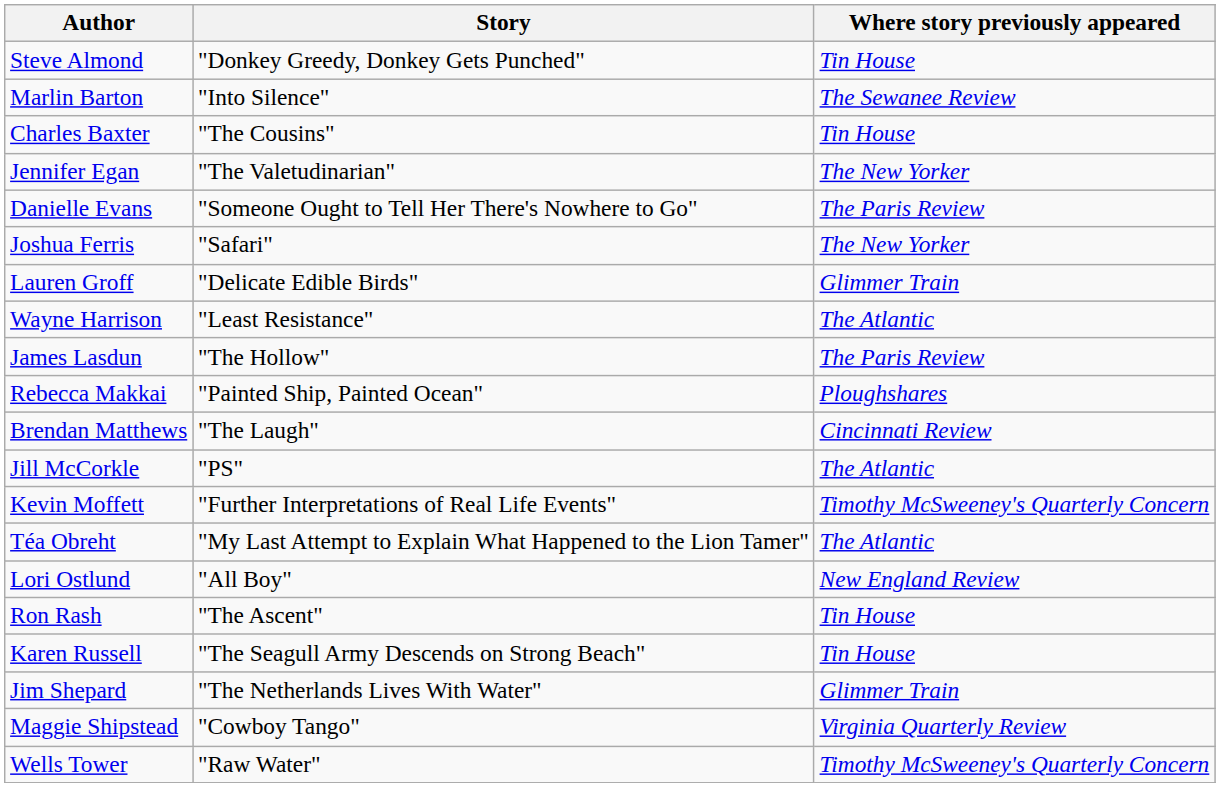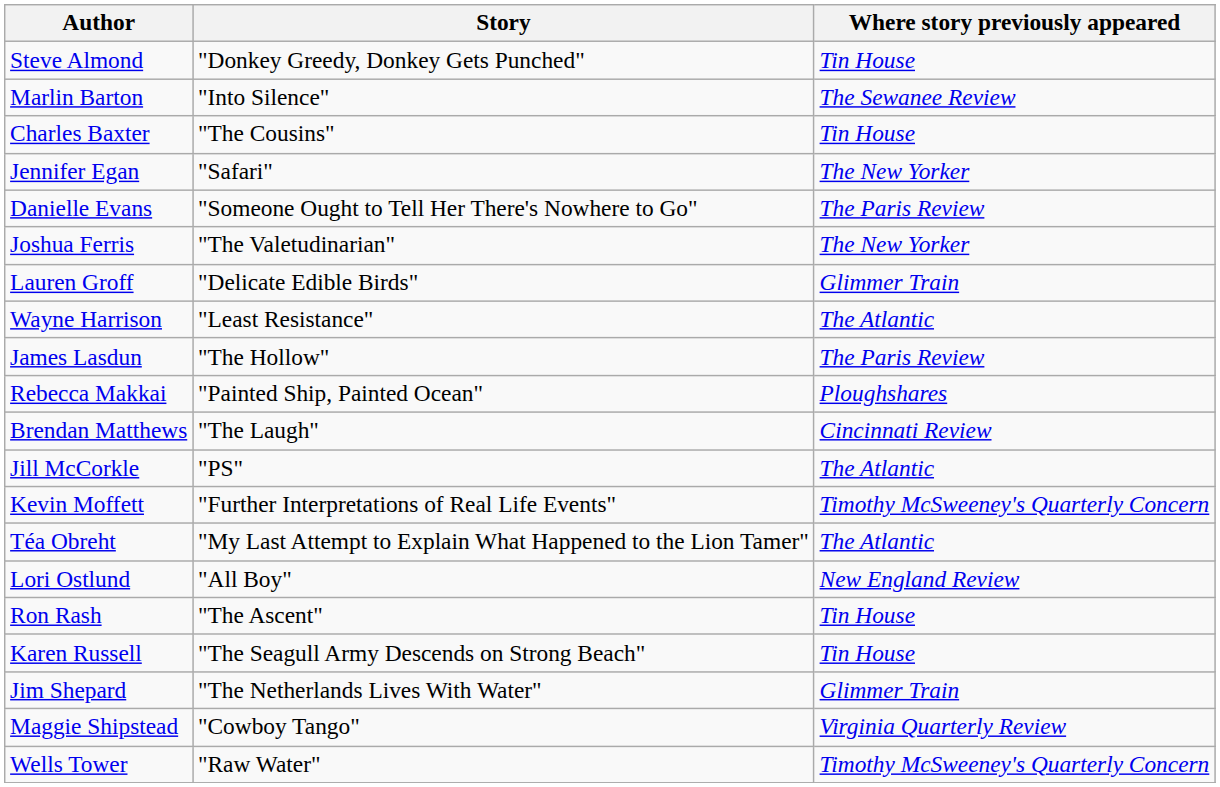(297, 171) "The Valetudinarian" -> (235, 171) "Safari"
(235, 245) "Safari" -> (297, 245) "The Valetudinarian"
